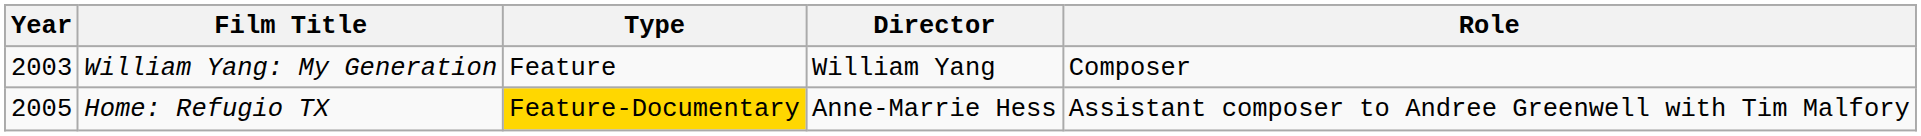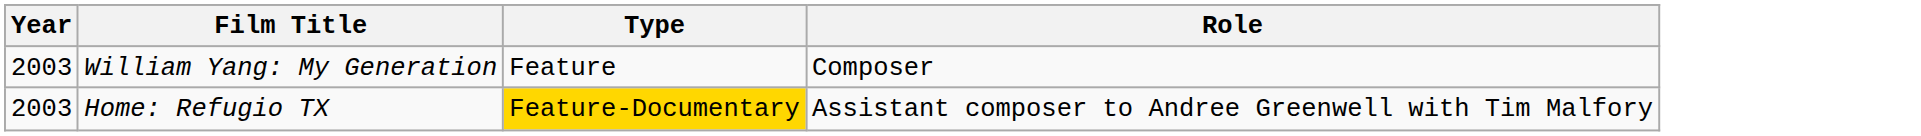- column: (934, 26)
(42, 109) 2005 -> (42, 109) 2003
